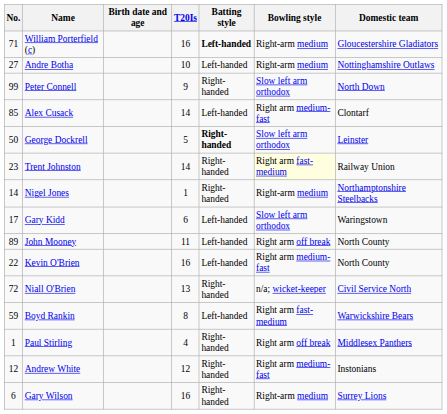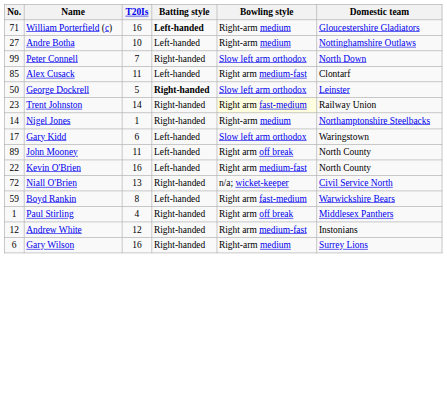- column: (138, 18)
(185, 86) 9 -> (137, 59) 7
(185, 113) 14 -> (137, 74) 11
